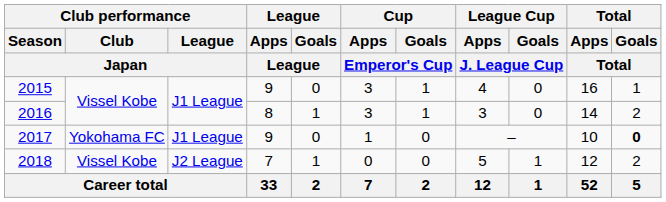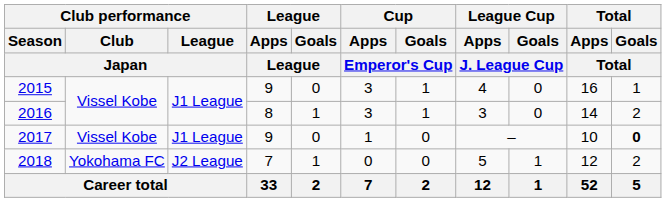(117, 137) Yokohama FC -> (117, 137) Vissel Kobe
(117, 161) Vissel Kobe -> (117, 161) Yokohama FC
